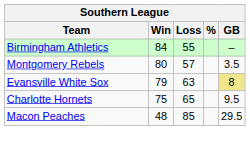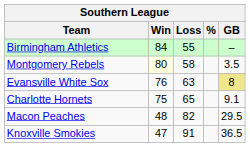(161, 64) no background -> (161, 64) lightyellow background
(189, 64) 57 -> (189, 64) 58
(161, 82) 79 -> (161, 82) 76
(232, 99) 9.5 -> (232, 99) 9.1
(189, 116) 85 -> (189, 116) 82
+ row: (51, 133)
